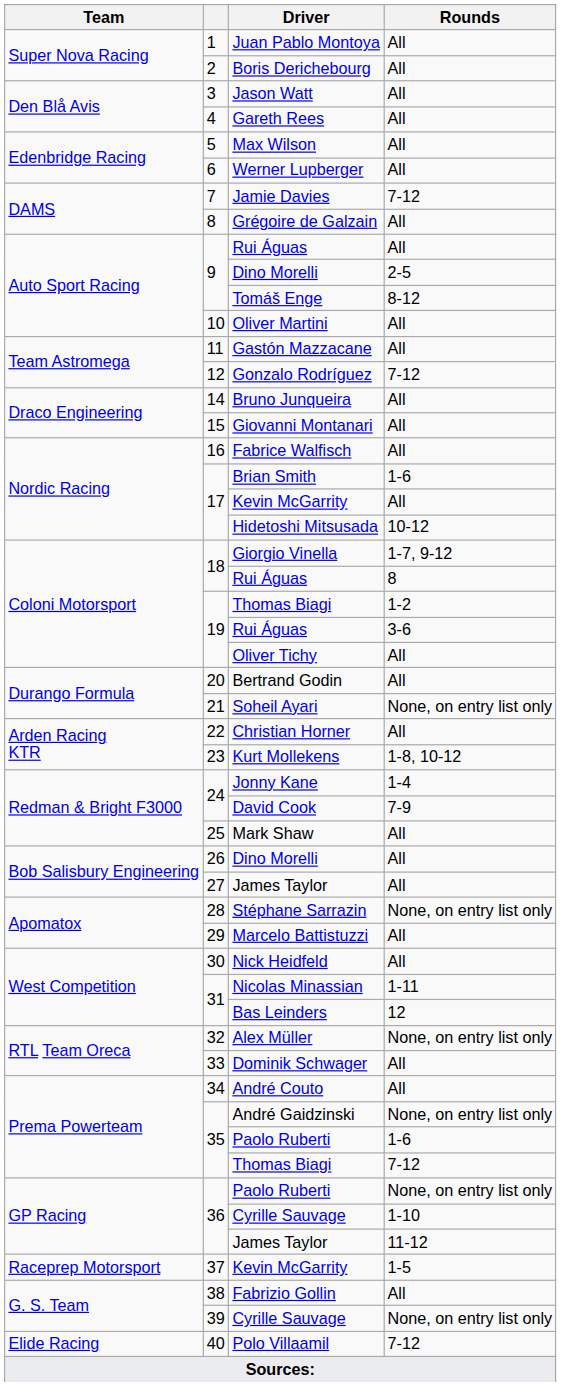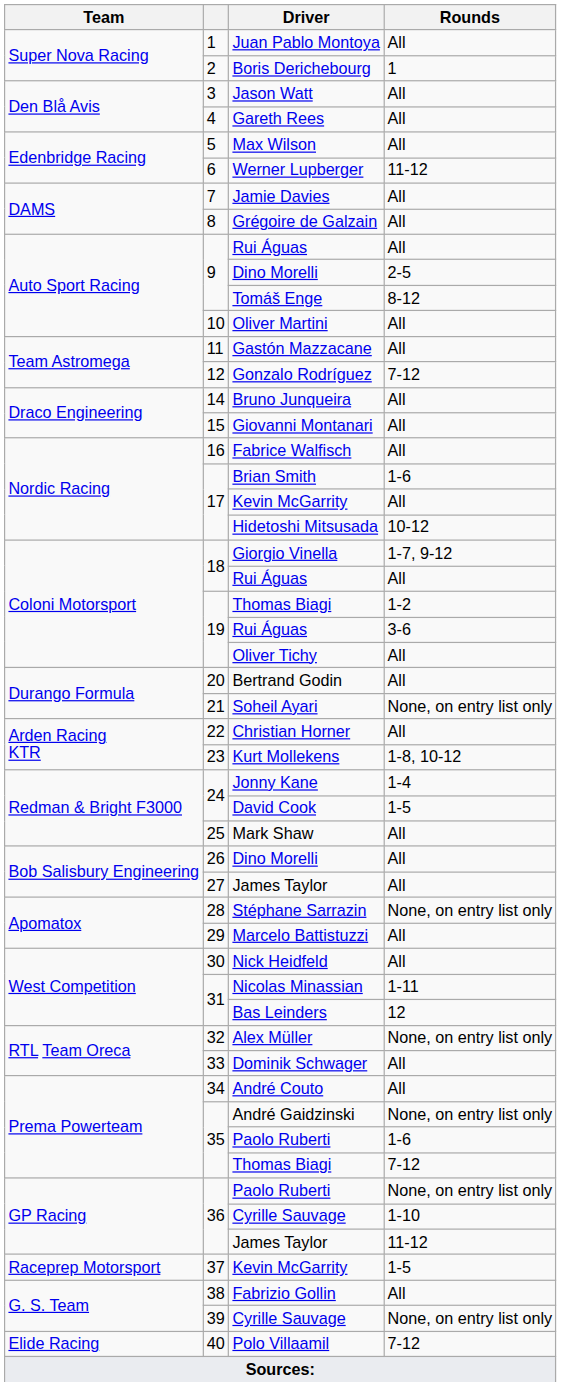(397, 68) All -> (392, 68) 1
(397, 170) All -> (408, 170) 11-12
(404, 196) 7-12 -> (397, 196) All
(392, 578) 8 -> (397, 578) All
(399, 808) 7-9 -> (399, 808) 1-5
